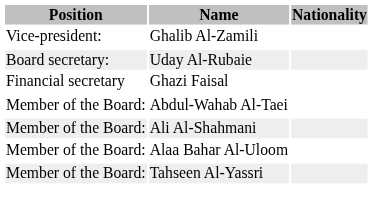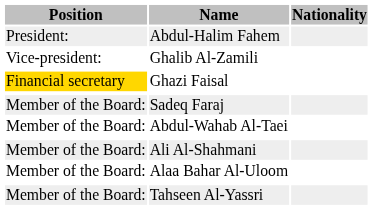+ row: (215, 36)
- row: (201, 59)
(65, 81) no background -> (65, 81) gold background
+ row: (187, 104)
